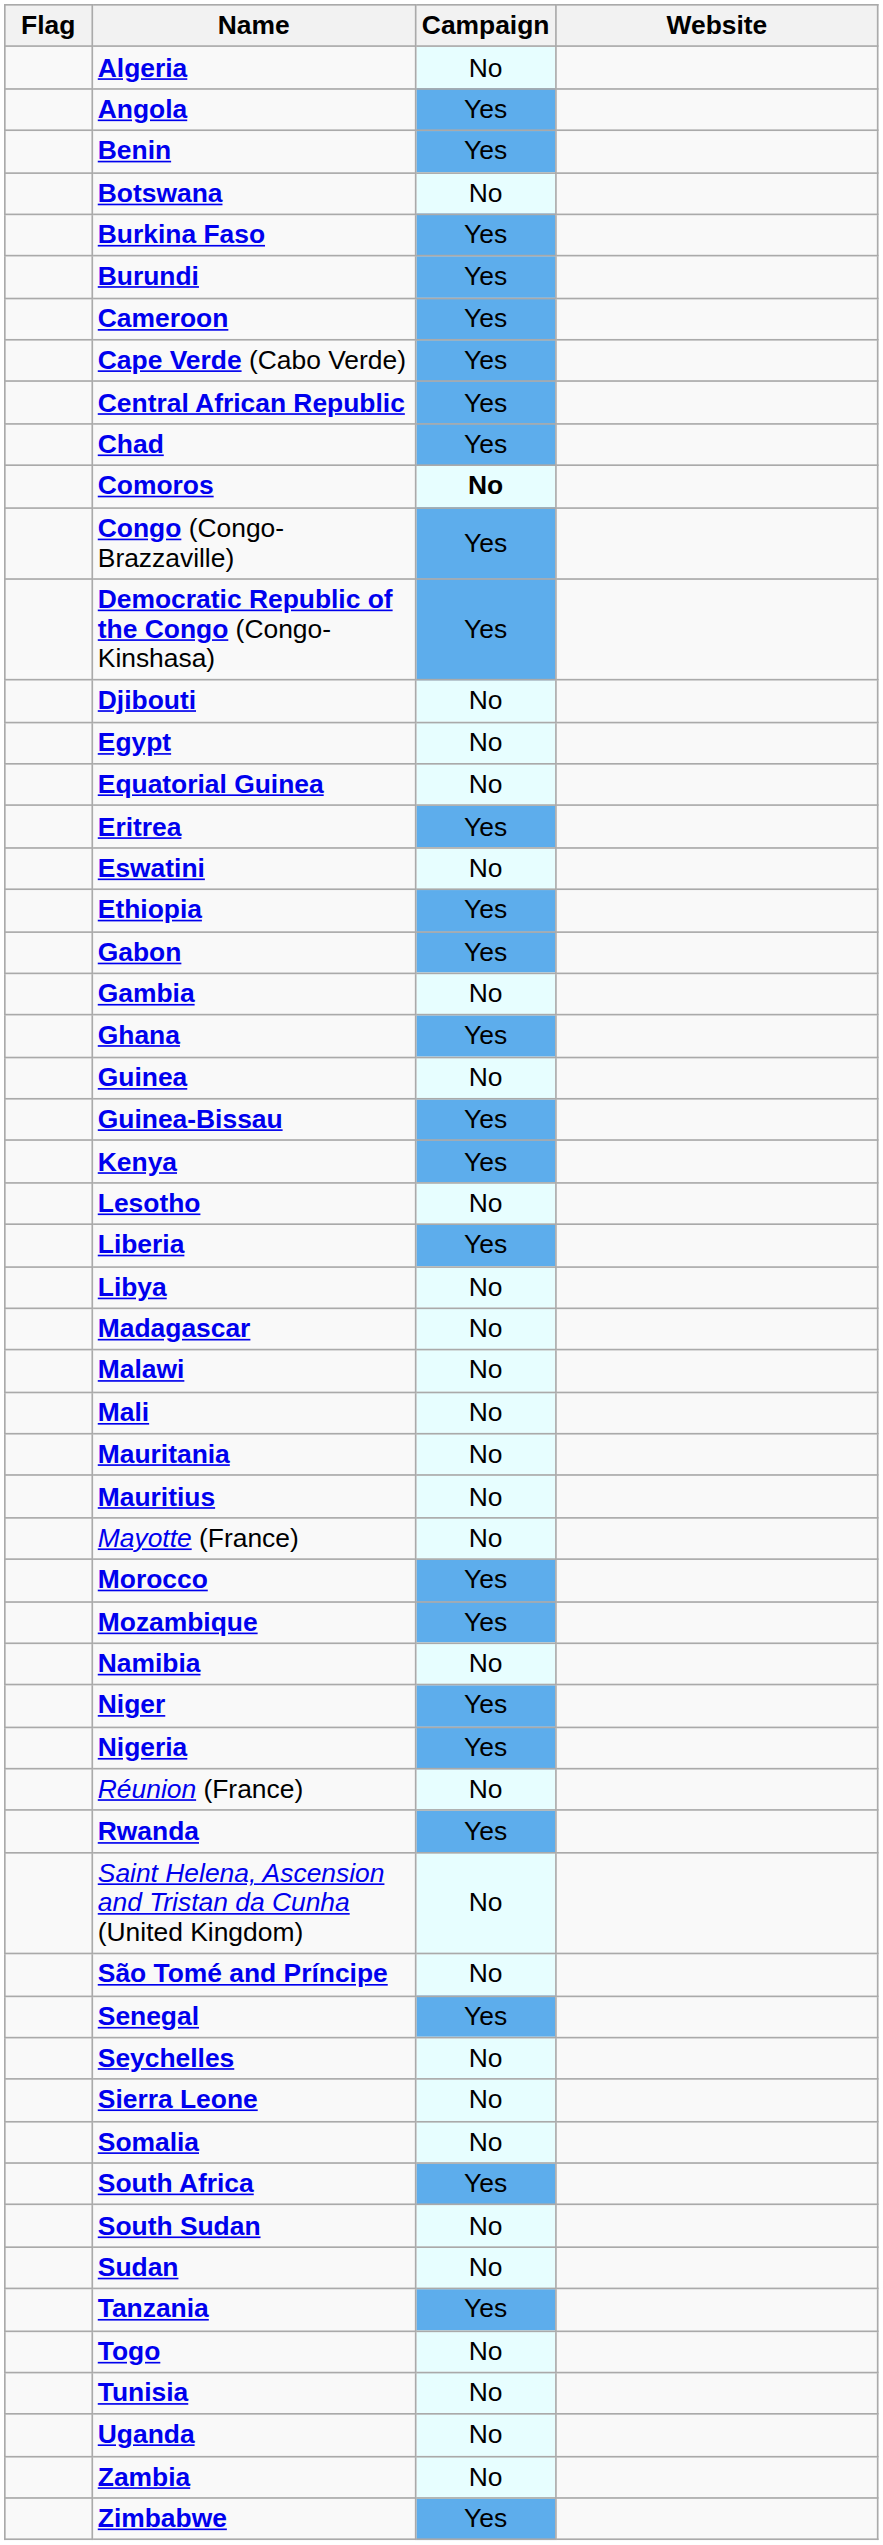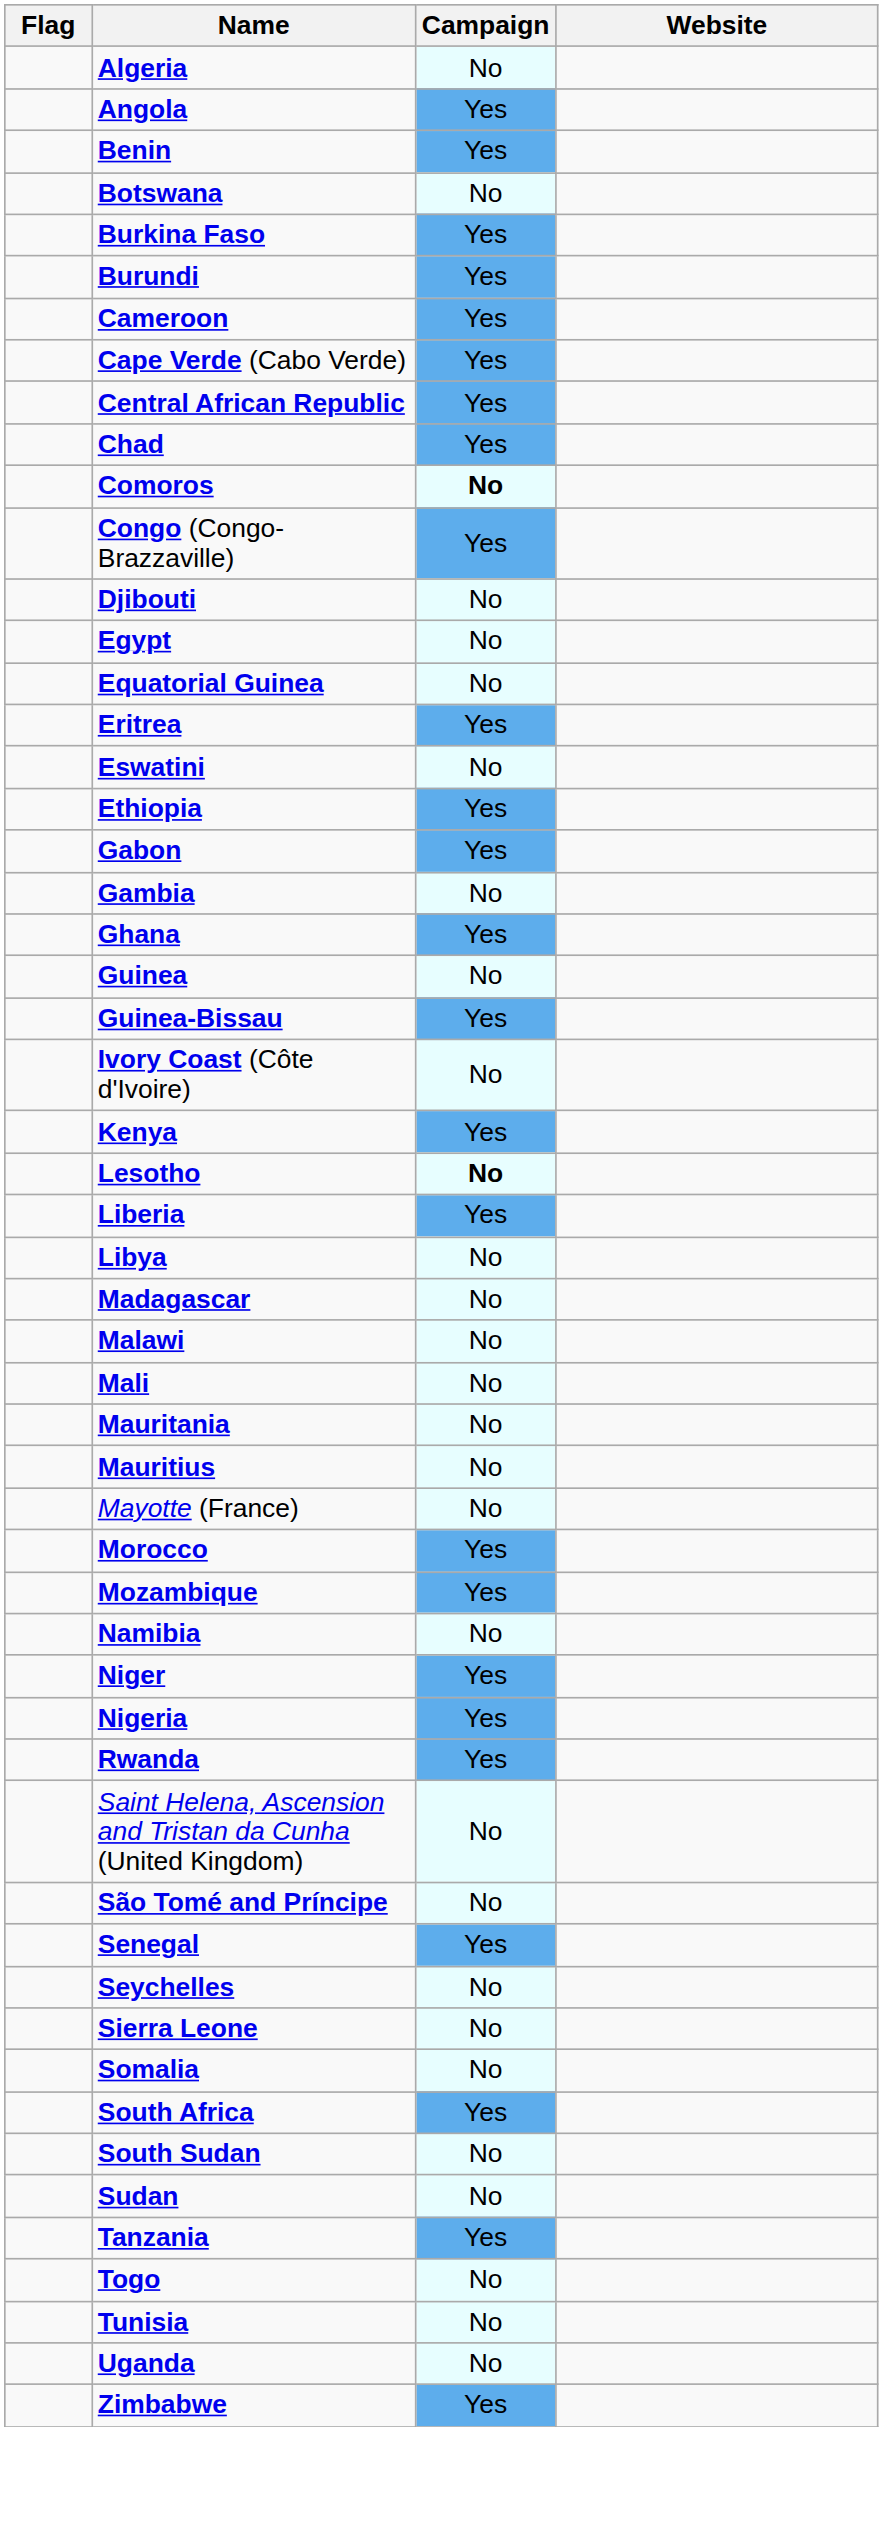- row: (245, 629)
+ row: (206, 1074)
(486, 1203) normal -> (486, 1173) bold
- row: (200, 1789)
- row: (144, 2476)
